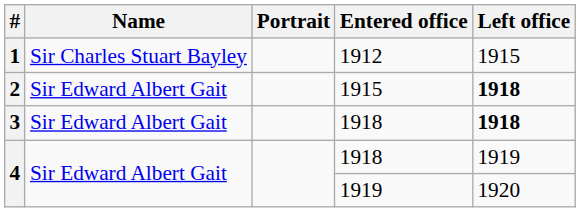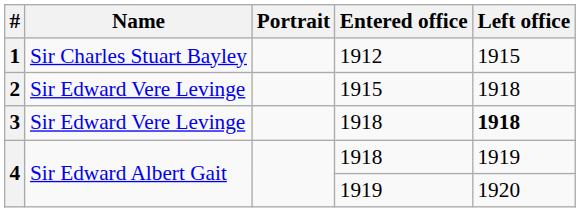(128, 88) Sir Edward Albert Gait -> (138, 88) Sir Edward Vere Levinge
(499, 88) bold -> (499, 88) normal
(128, 122) Sir Edward Albert Gait -> (138, 122) Sir Edward Vere Levinge
